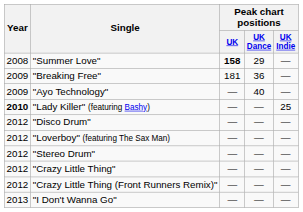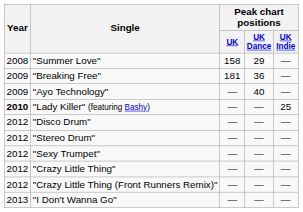(232, 60) bold -> (232, 60) normal
- row: (101, 138)
+ row: (66, 153)
